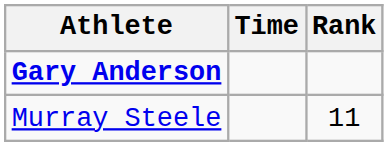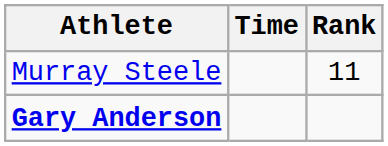rows swapped: (117, 73) <-> (117, 118)
